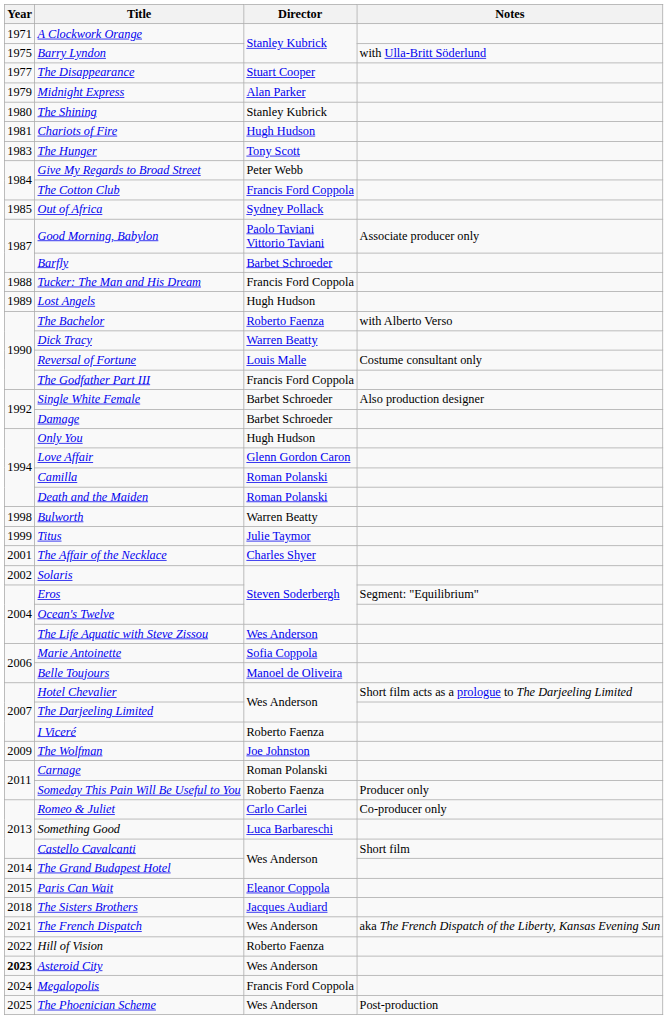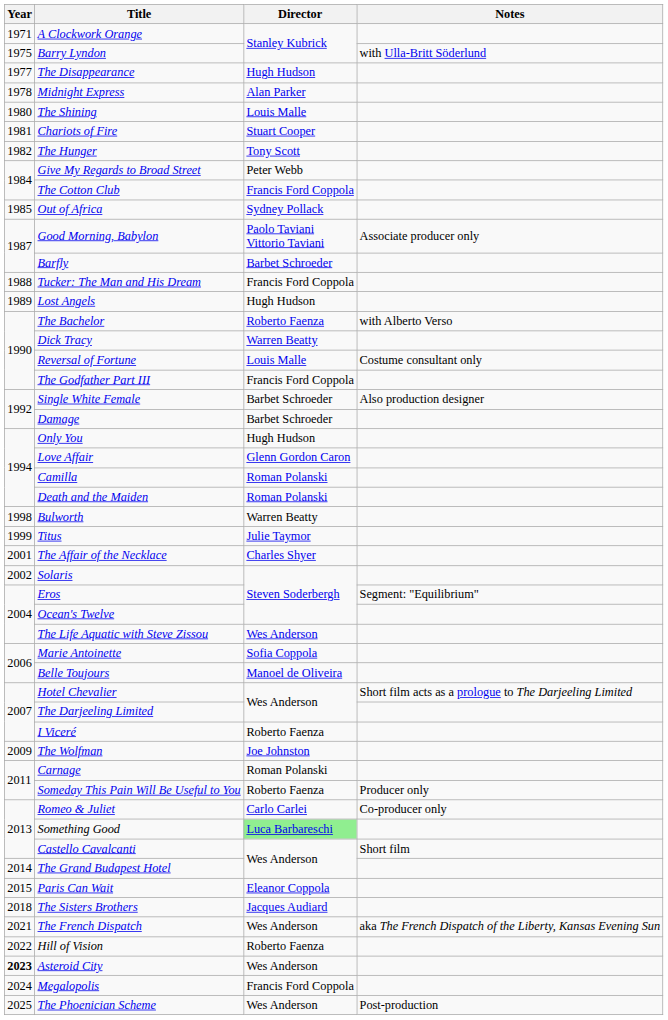(281, 72) Stuart Cooper -> (281, 72) Hugh Hudson
(20, 92) 1979 -> (20, 92) 1978
(287, 111) Stanley Kubrick -> (276, 111) Louis Malle
(281, 131) Hugh Hudson -> (281, 131) Stuart Cooper
(20, 151) 1983 -> (20, 151) 1982
(290, 829) no background -> (290, 829) lightgreen background
